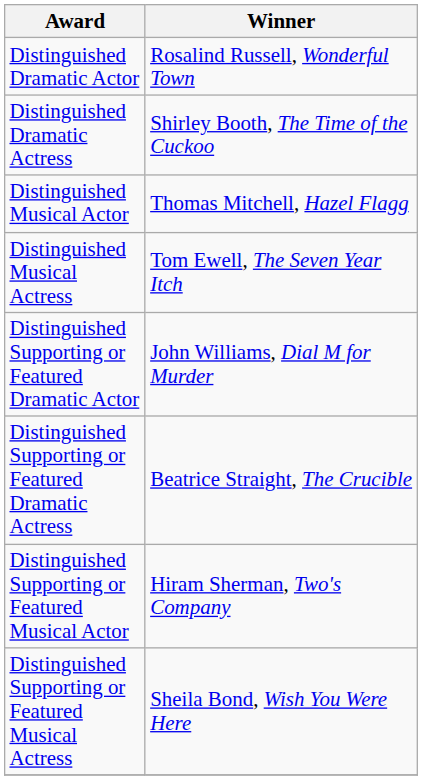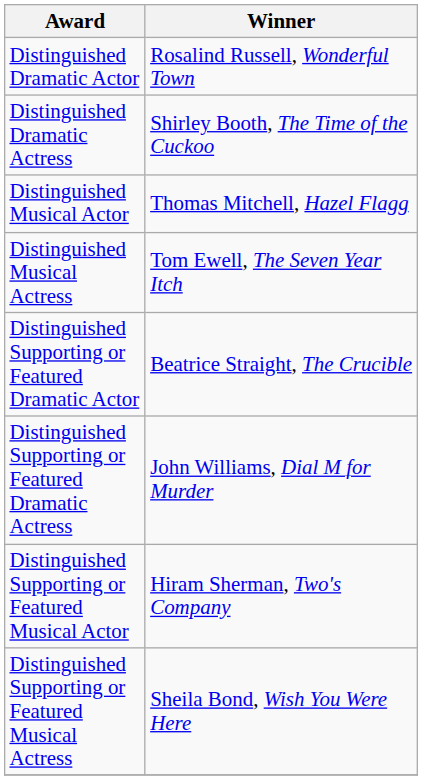(260, 364) John Williams, Dial M for Murder -> (281, 364) Beatrice Straight, The Crucible
(281, 479) Beatrice Straight, The Crucible -> (260, 479) John Williams, Dial M for Murder
